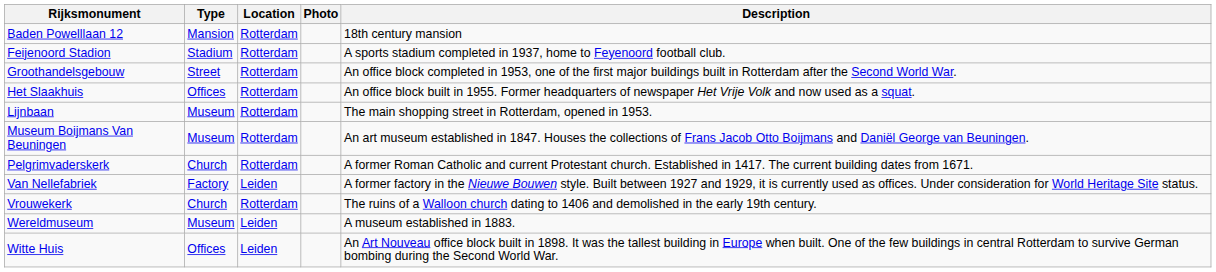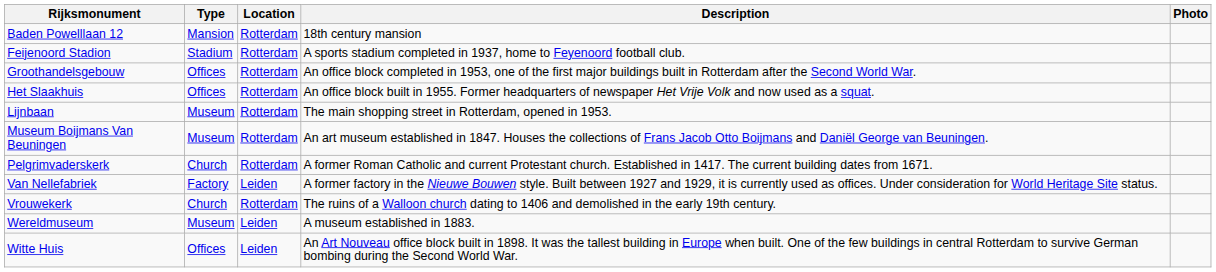columns swapped: (776, 14) <-> (321, 14)
(204, 72) Street -> (206, 72) Offices
